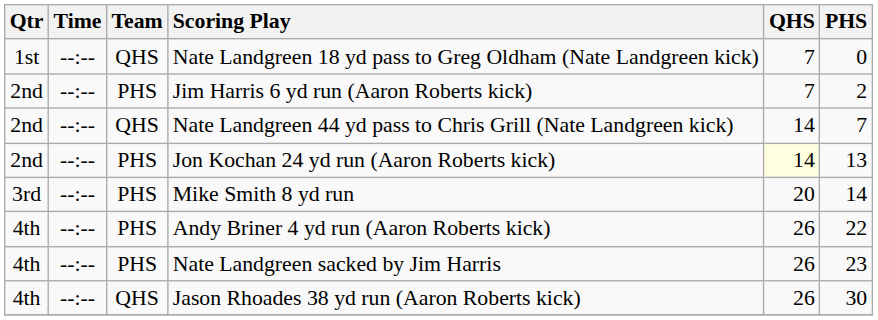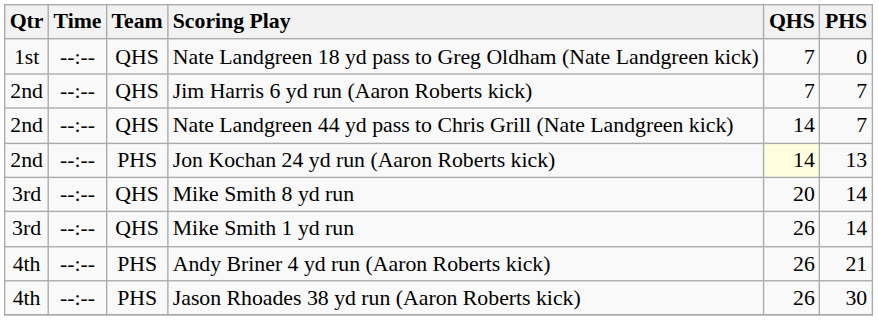(137, 90) PHS -> (137, 90) QHS
(862, 90) 2 -> (862, 90) 7
(137, 194) PHS -> (137, 194) QHS
+ row: (263, 228)
(856, 228) 22 -> (856, 263) 21
- row: (337, 263)
(137, 297) QHS -> (137, 297) PHS
